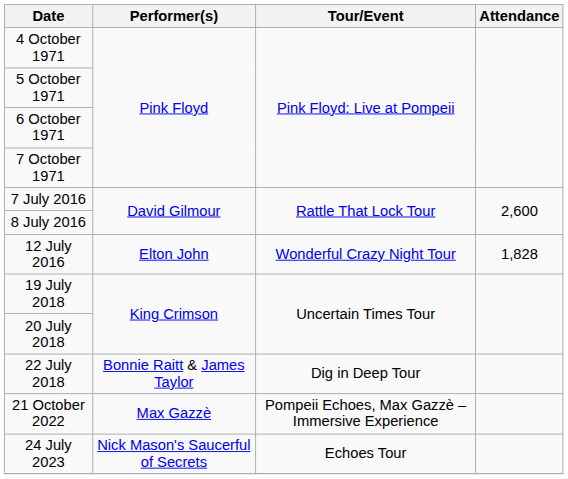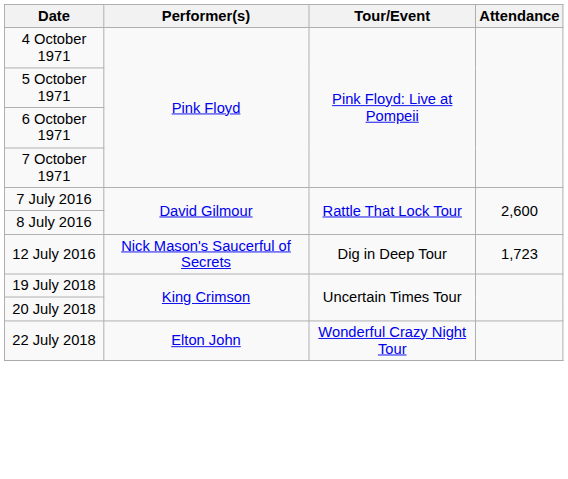(174, 254) Elton John -> (206, 254) Nick Mason's Saucerful of Secrets
(366, 254) Wonderful Crazy Night Tour -> (392, 254) Dig in Deep Tour
(519, 254) 1,828 -> (519, 254) 1,723
(174, 373) Bonnie Raitt & James Taylor -> (206, 340) Elton John
(366, 373) Dig in Deep Tour -> (392, 340) Wonderful Crazy Night Tour
- row: (48, 413)
- row: (48, 453)
